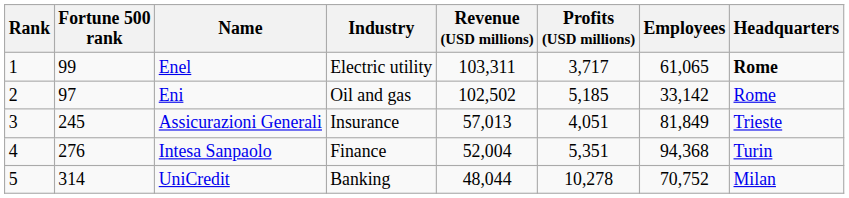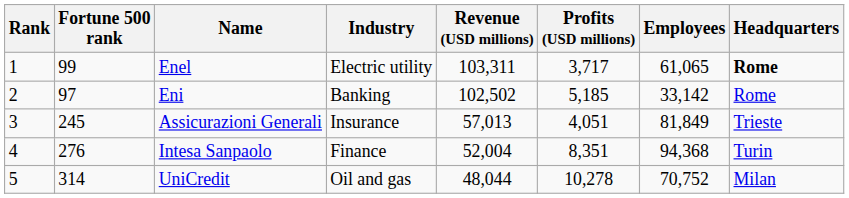(371, 94) Oil and gas -> (360, 94) Banking
(589, 151) 5,351 -> (589, 151) 8,351
(360, 179) Banking -> (371, 179) Oil and gas
